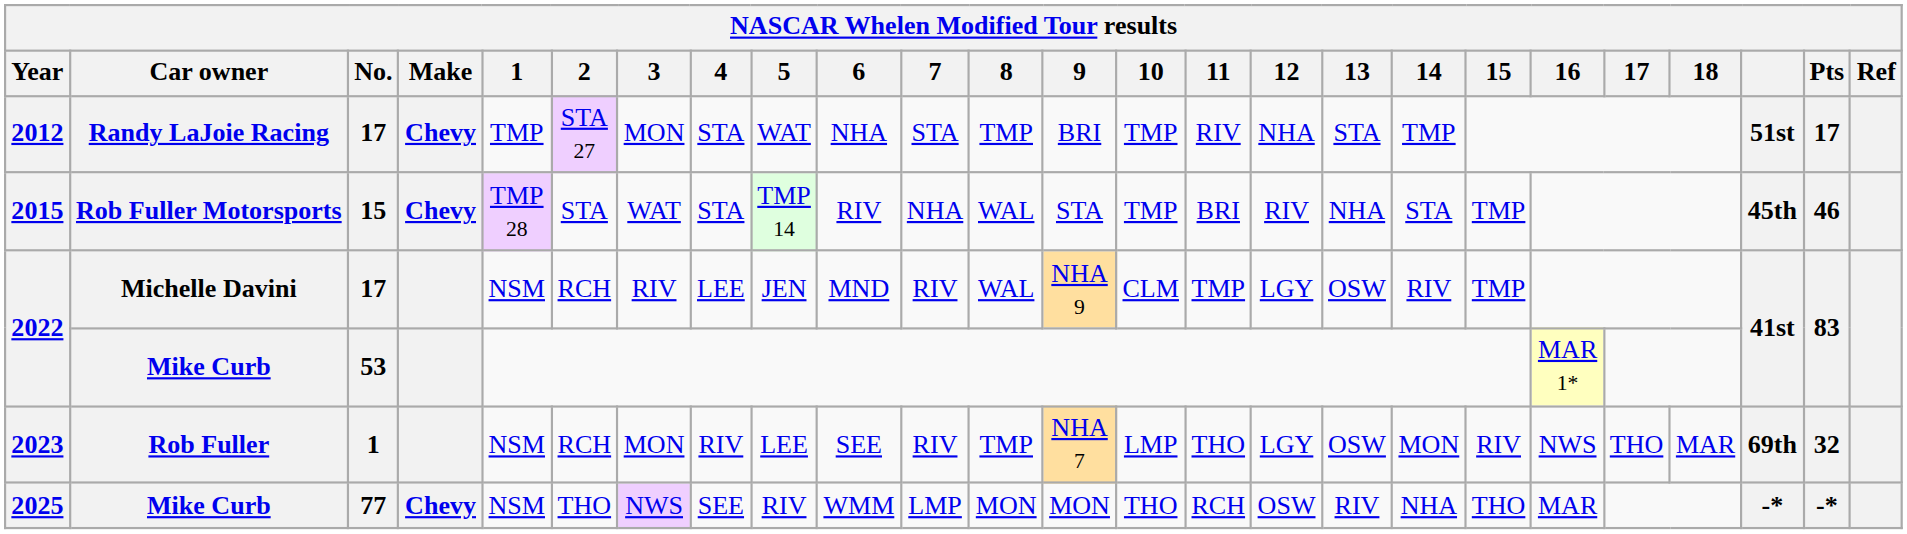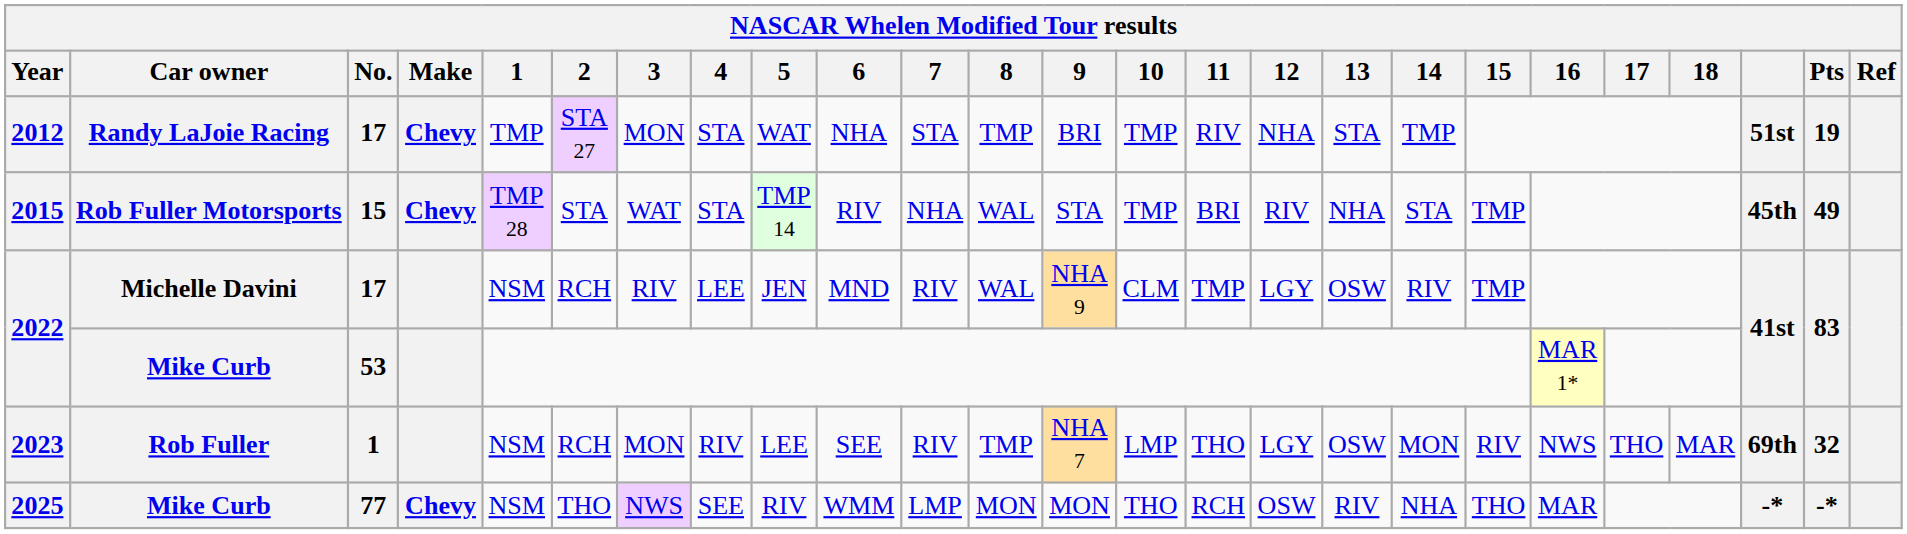(1827, 133) 17 -> (1827, 133) 19
(1827, 211) 46 -> (1827, 211) 49
